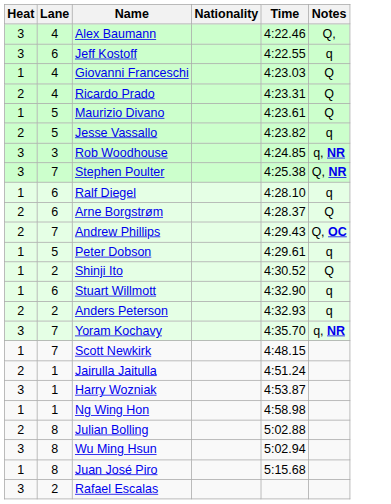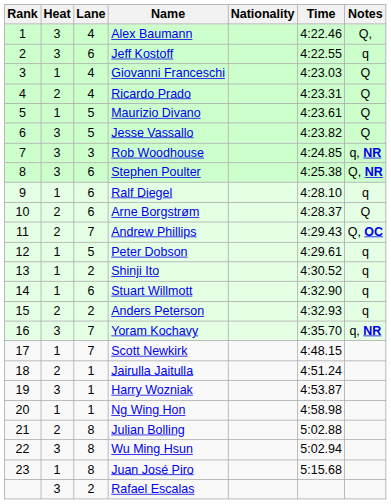+ column: (23, 14)
(21, 133) 2 -> (57, 133) 3
(329, 133) q -> (365, 133) Q
(55, 172) 7 -> (91, 172) 6
(329, 271) Q -> (365, 271) q
